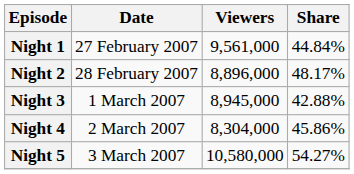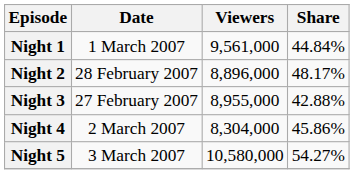(137, 45) 27 February 2007 -> (137, 45) 1 March 2007
(137, 100) 1 March 2007 -> (137, 100) 27 February 2007
(245, 100) 8,945,000 -> (245, 100) 8,955,000
